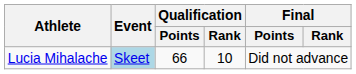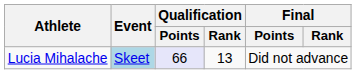(180, 58) no background -> (180, 58) lavender background
(225, 58) 10 -> (225, 58) 13
